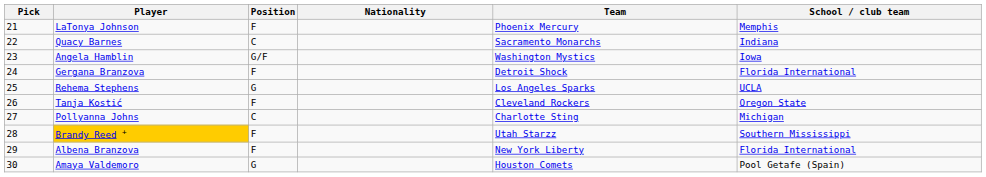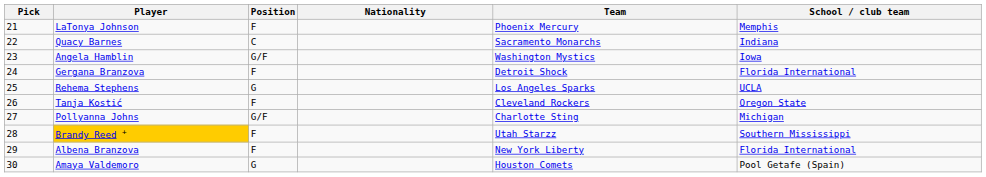(254, 117) C -> (259, 117) G/F
